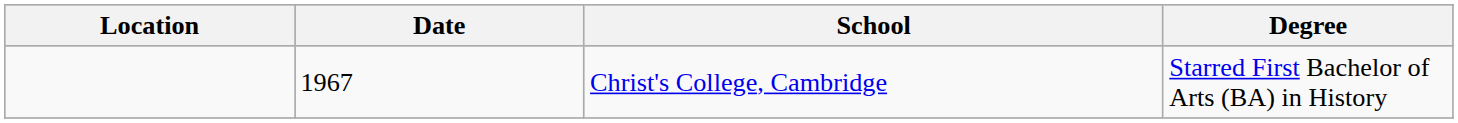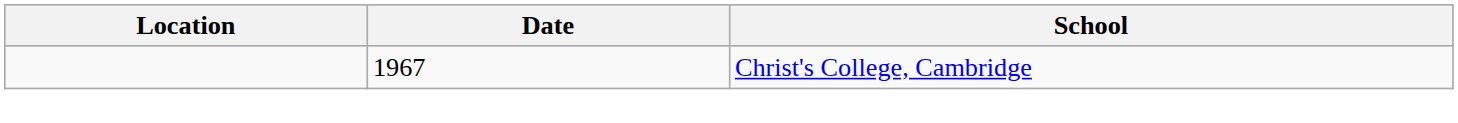- column: (1308, 25)
